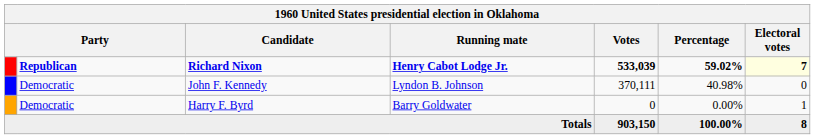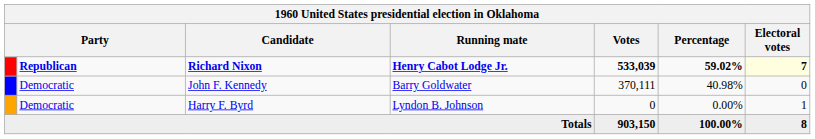(438, 86) Lyndon B. Johnson -> (432, 86) Barry Goldwater
(432, 105) Barry Goldwater -> (438, 105) Lyndon B. Johnson
